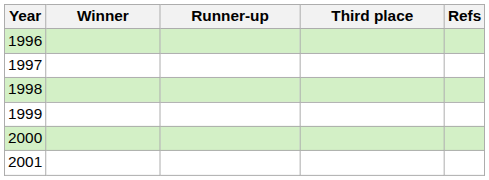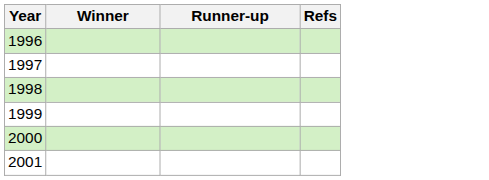- column: (372, 16)
